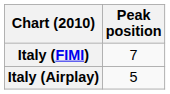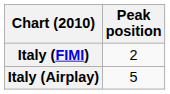(134, 54) 7 -> (134, 54) 2
